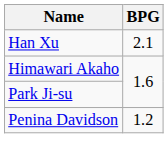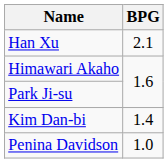+ row: (47, 119)
(143, 119) 1.2 -> (143, 145) 1.0
